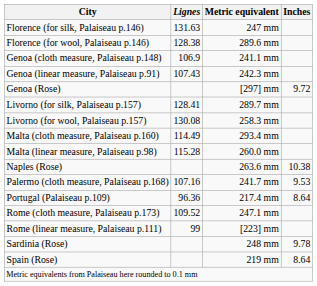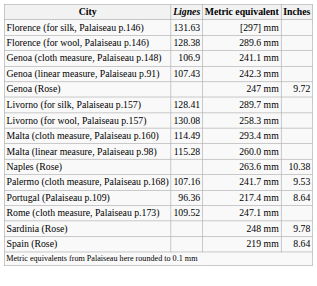(263, 27) 247 mm -> (259, 27) [297] mm
(259, 89) [297] mm -> (263, 89) 247 mm
- row: (84, 228)
